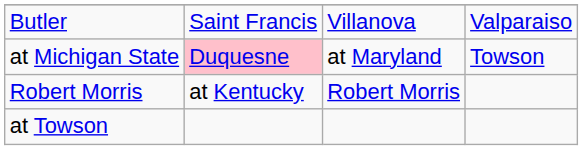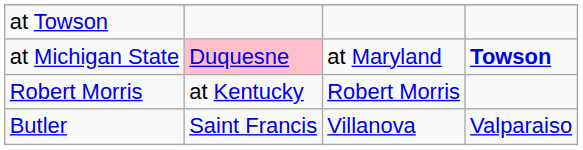rows swapped: (38, 21) <-> (59, 126)
(507, 56) normal -> (511, 56) bold
